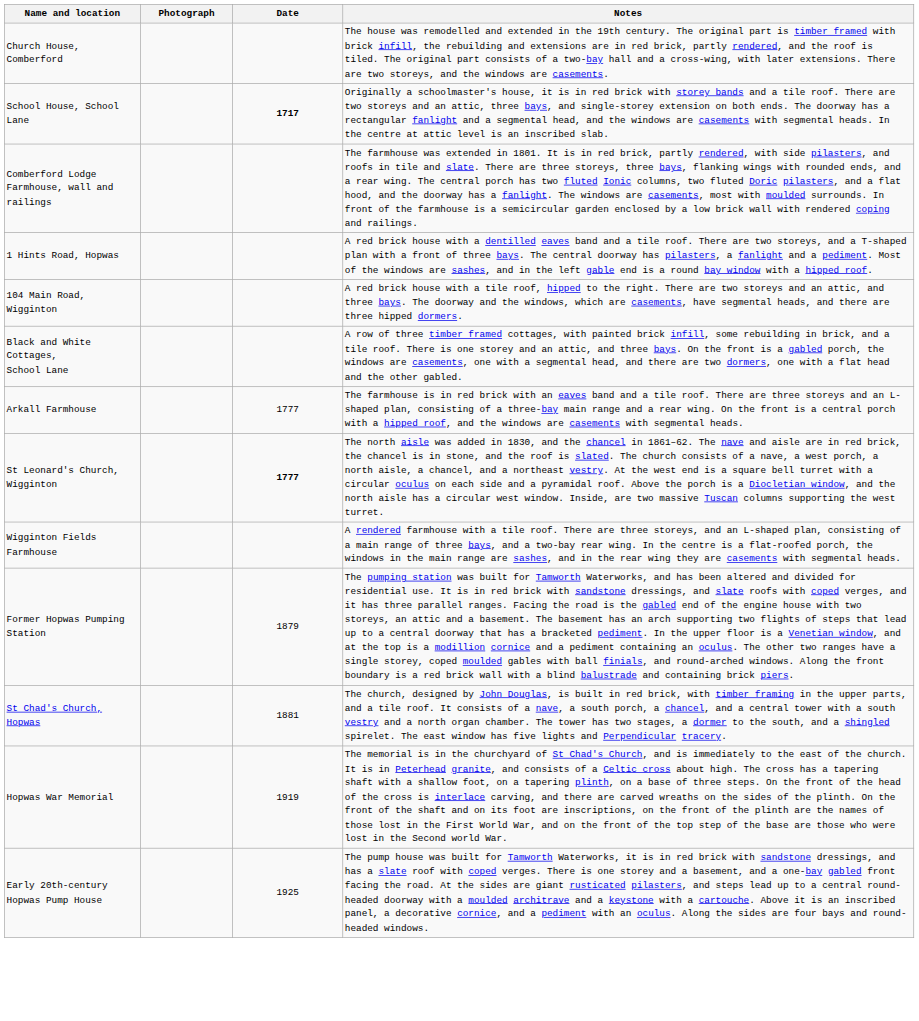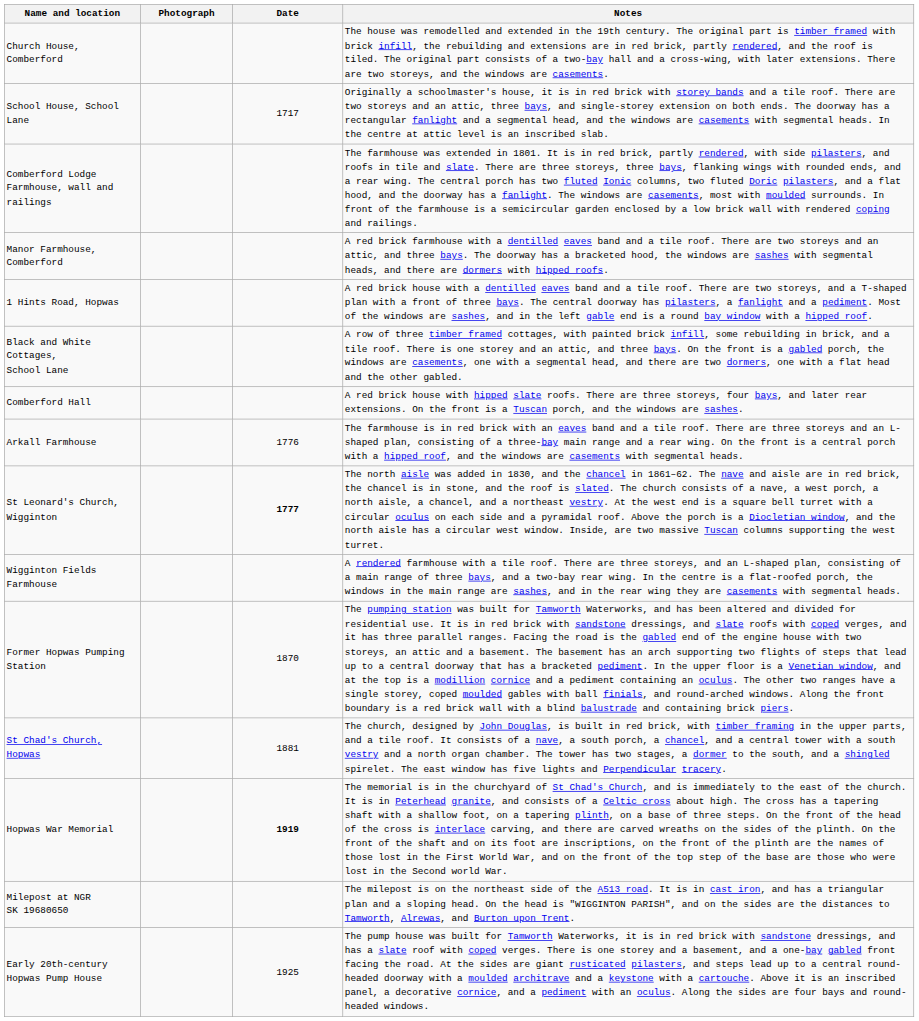(288, 114) bold -> (288, 114) normal
+ row: (52, 256)
- row: (46, 302)
+ row: (49, 403)
(288, 410) 1777 -> (288, 442) 1776
(288, 627) 1879 -> (288, 659) 1870
(288, 797) normal -> (288, 830) bold
+ row: (49, 904)
